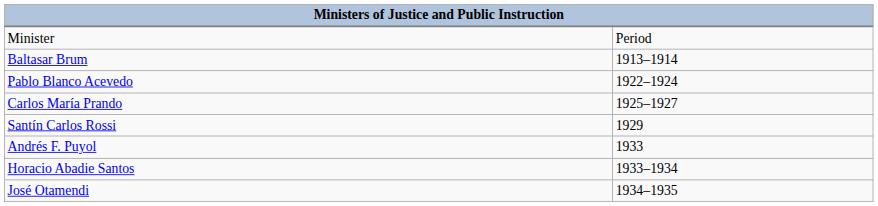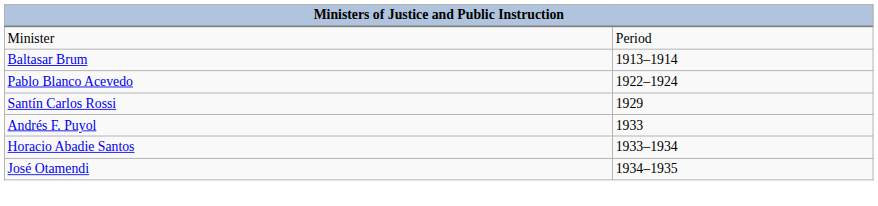- row: (65, 103)
